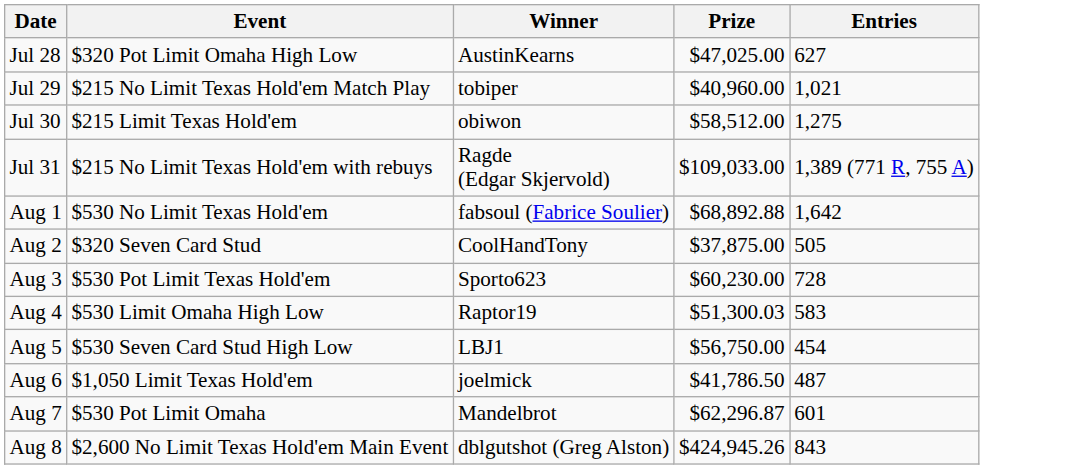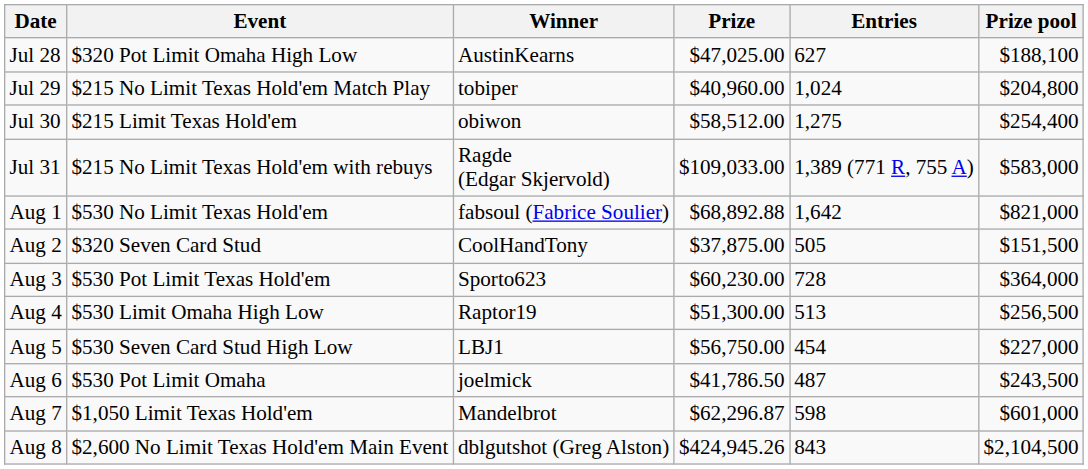+ column: (1031, 21)
(818, 88) 1,021 -> (818, 88) 1,024
(737, 312) $51,300.03 -> (737, 312) $51,300.00
(810, 312) 583 -> (810, 312) 513
(192, 379) $1,050 Limit Texas Hold'em -> (169, 379) $530 Pot Limit Omaha
(169, 413) $530 Pot Limit Omaha -> (192, 413) $1,050 Limit Texas Hold'em
(810, 413) 601 -> (810, 413) 598
